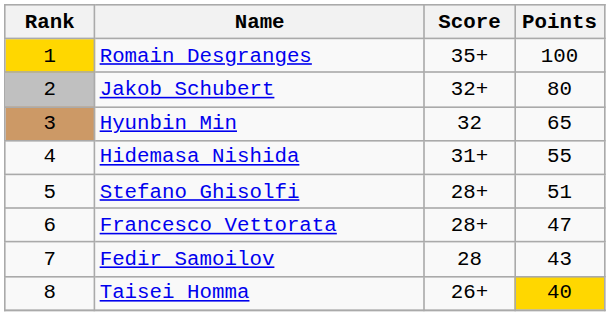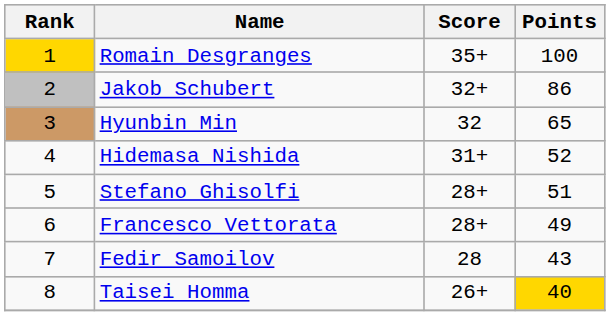(559, 90) 80 -> (559, 90) 86
(559, 157) 55 -> (559, 157) 52
(559, 225) 47 -> (559, 225) 49
